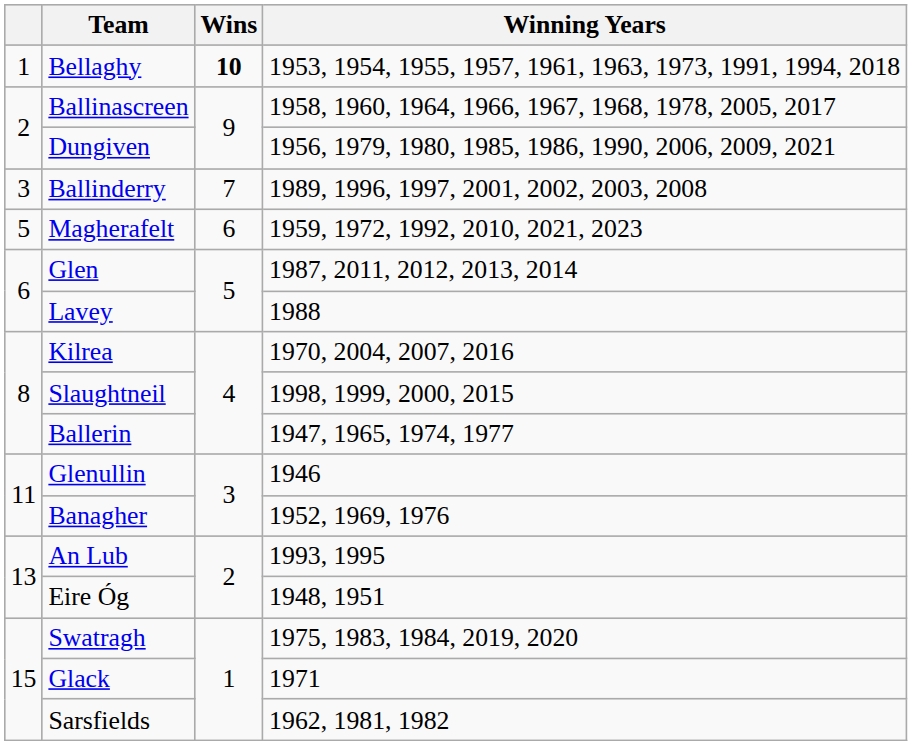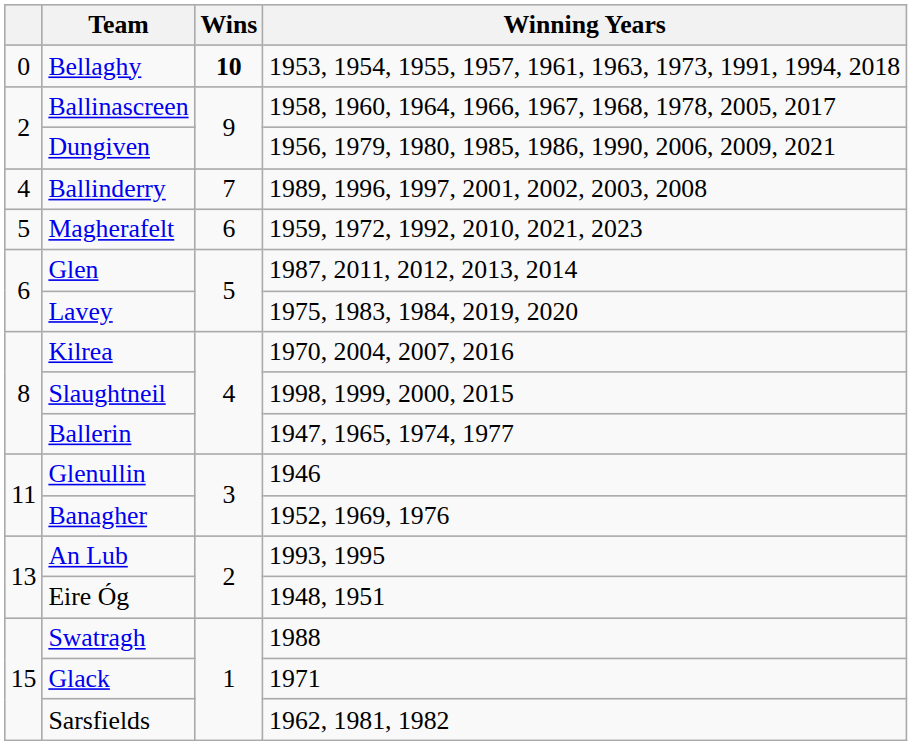(24, 65) 1 -> (24, 65) 0
(24, 188) 3 -> (24, 188) 4
(295, 310) 1988 -> (424, 310) 1975, 1983, 1984, 2019, 2020
(424, 637) 1975, 1983, 1984, 2019, 2020 -> (295, 637) 1988
